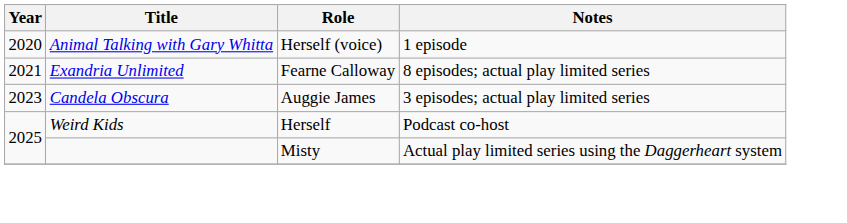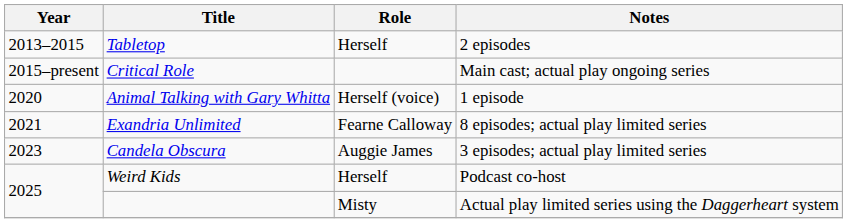+ row: (136, 44)
+ row: (150, 71)
